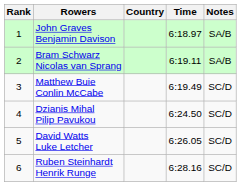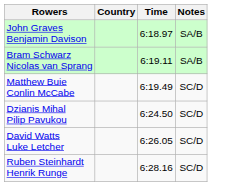- column: (19, 12)
